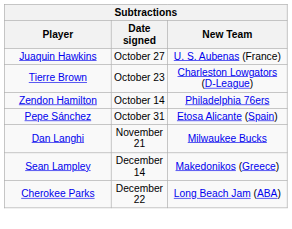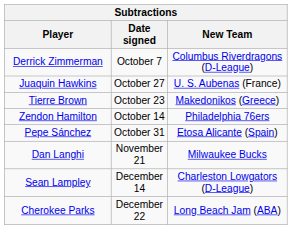+ row: (58, 62)
(227, 78) Charleston Lowgators (D-League) -> (227, 100) Makedonikos (Greece)
(227, 166) Makedonikos (Greece) -> (227, 182) Charleston Lowgators (D-League)
